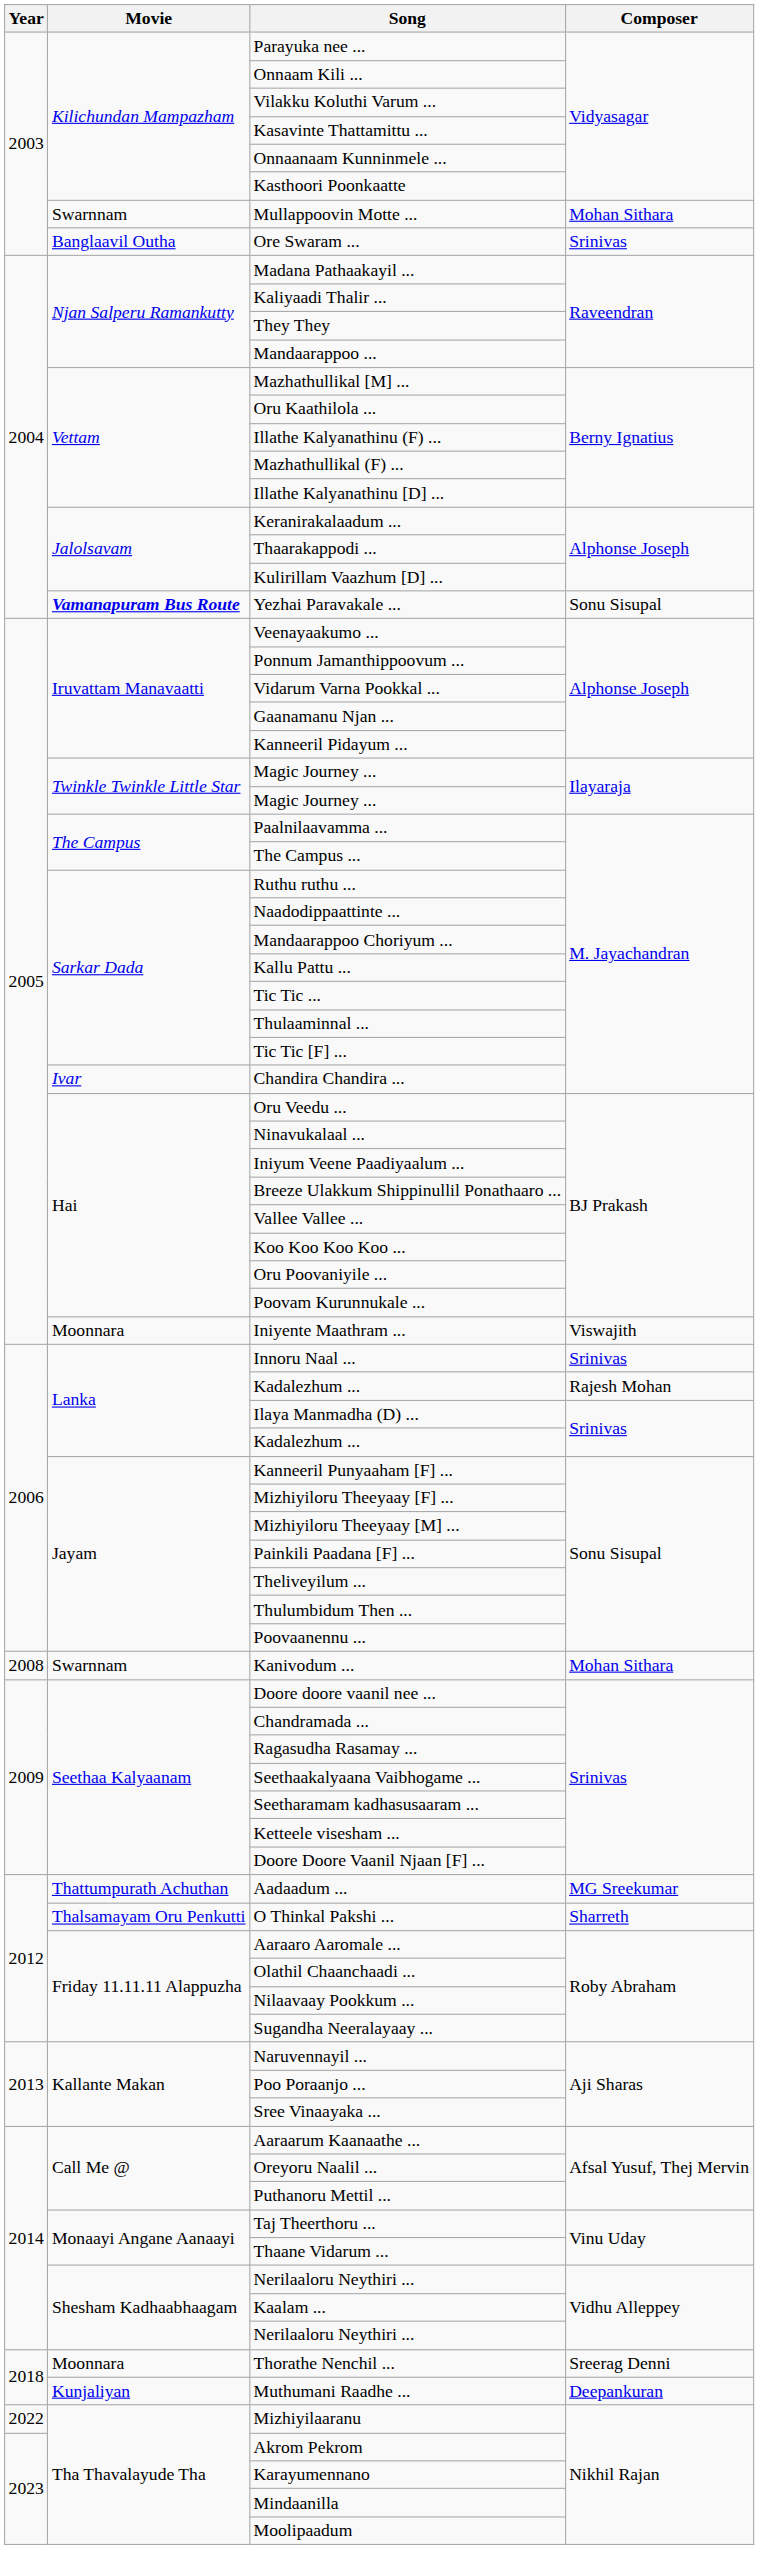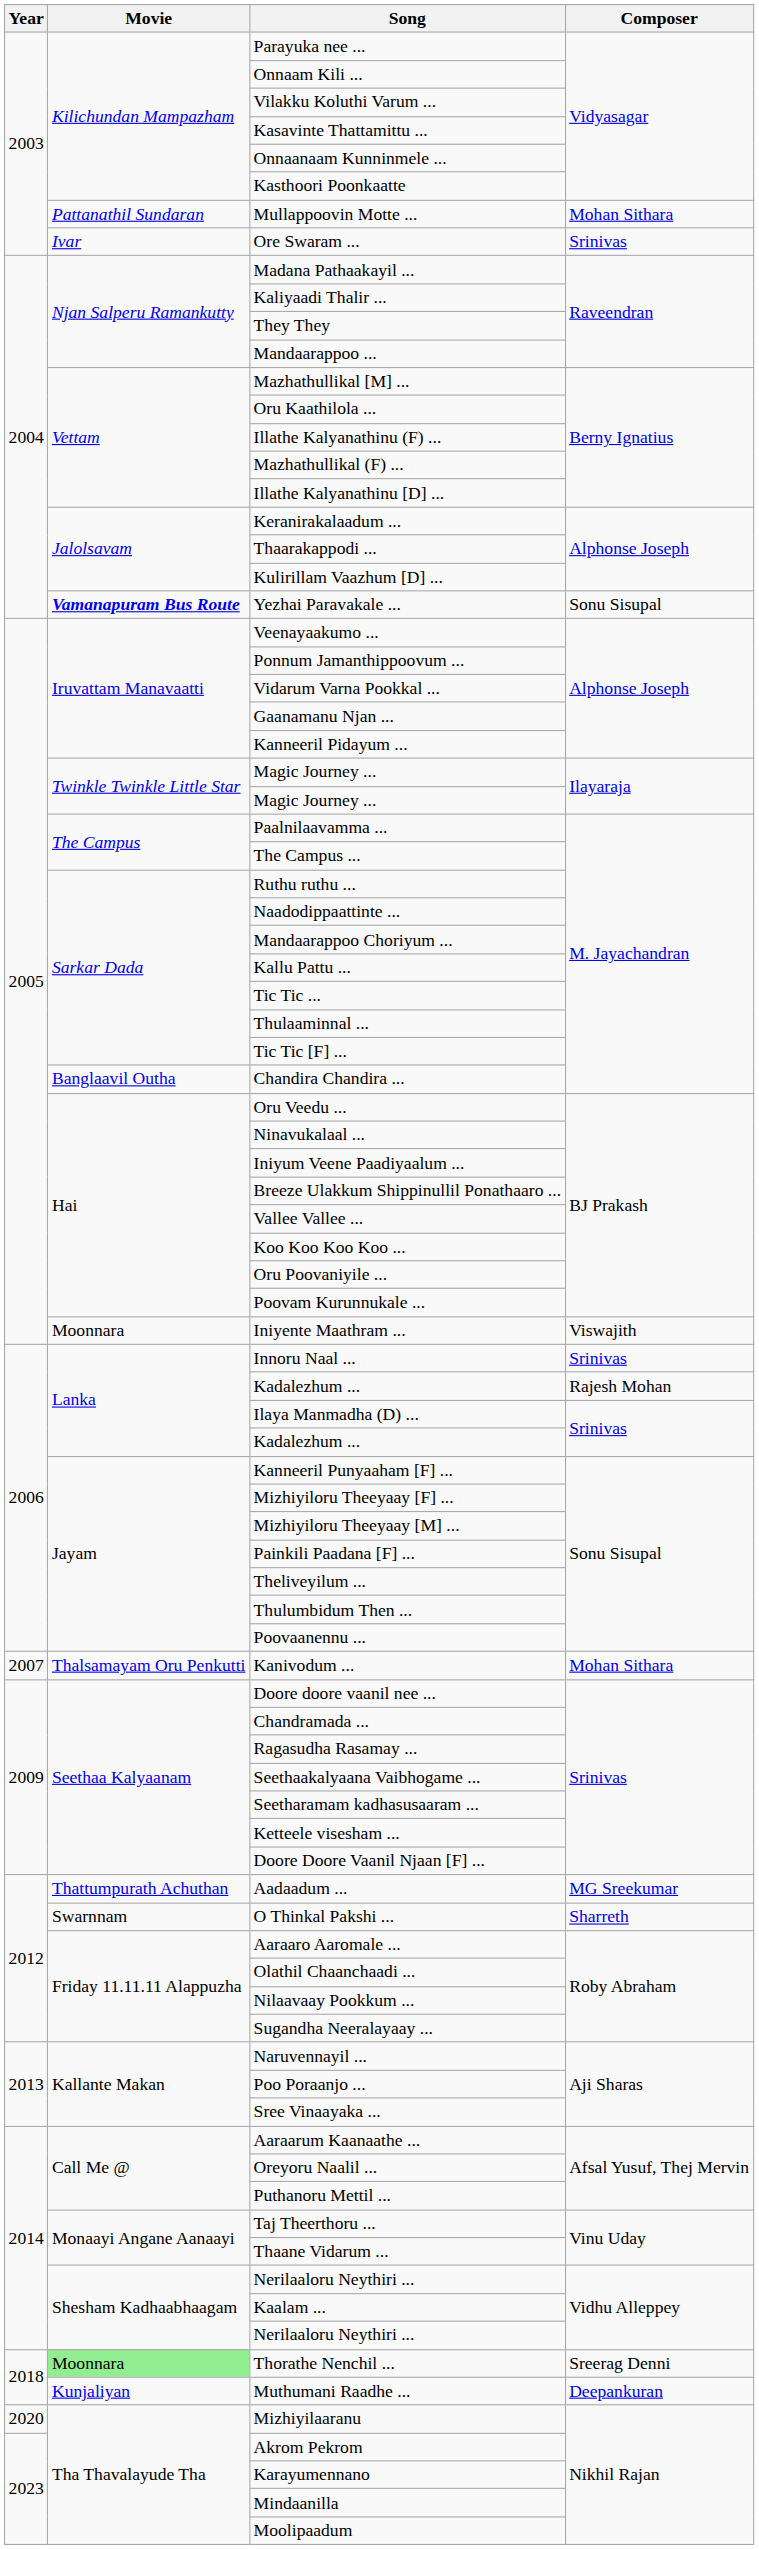(90, 213) Swarnnam -> (128, 213) Pattanathil Sundaran
(114, 241) Banglaavil Outha -> (67, 241) Ivar
(67, 1079) Ivar -> (114, 1079) Banglaavil Outha
(26, 1665) 2008 -> (26, 1665) 2007
(90, 1665) Swarnnam -> (149, 1665) Thalsamayam Oru Penkutti
(149, 1916) Thalsamayam Oru Penkutti -> (90, 1916) Swarnnam
(88, 2363) no background -> (88, 2363) lightgreen background
(26, 2418) 2022 -> (26, 2418) 2020
